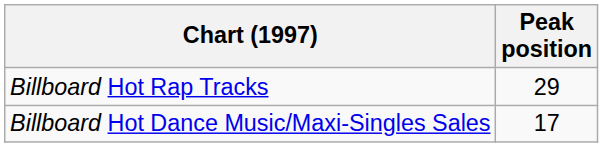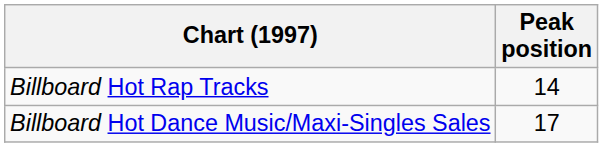(547, 86) 29 -> (547, 86) 14
